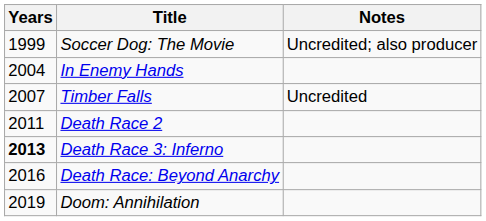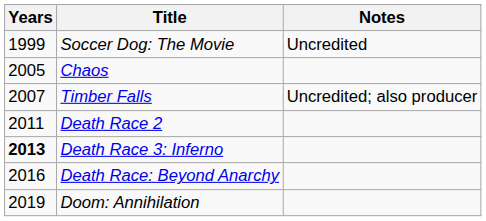(382, 44) Uncredited; also producer -> (327, 44) Uncredited
- row: (122, 70)
+ row: (85, 70)
(327, 96) Uncredited -> (382, 96) Uncredited; also producer
